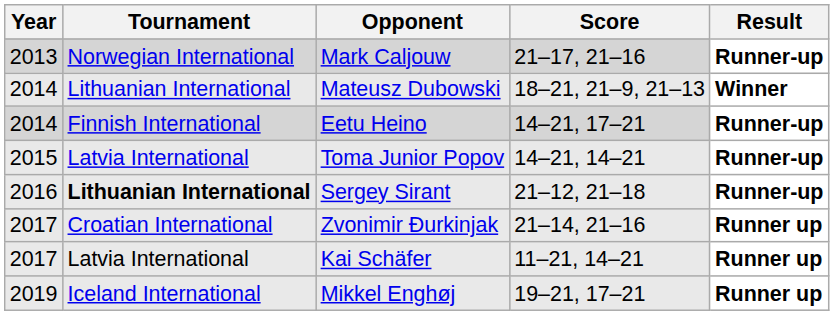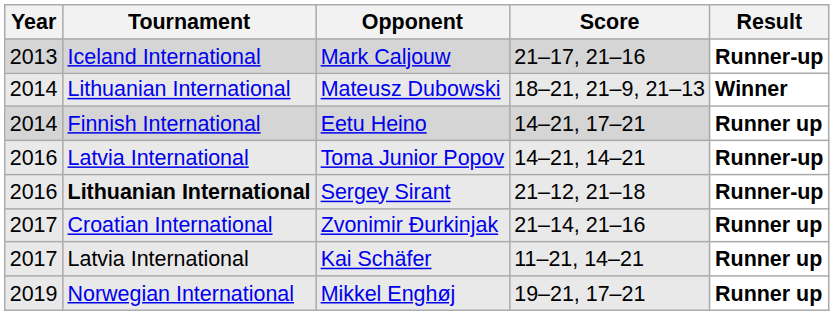(181, 56) Norwegian International -> (164, 56) Iceland International
(769, 124) Runner-up -> (769, 124) Runner up
(34, 158) 2015 -> (34, 158) 2016
(164, 293) Iceland International -> (181, 293) Norwegian International
